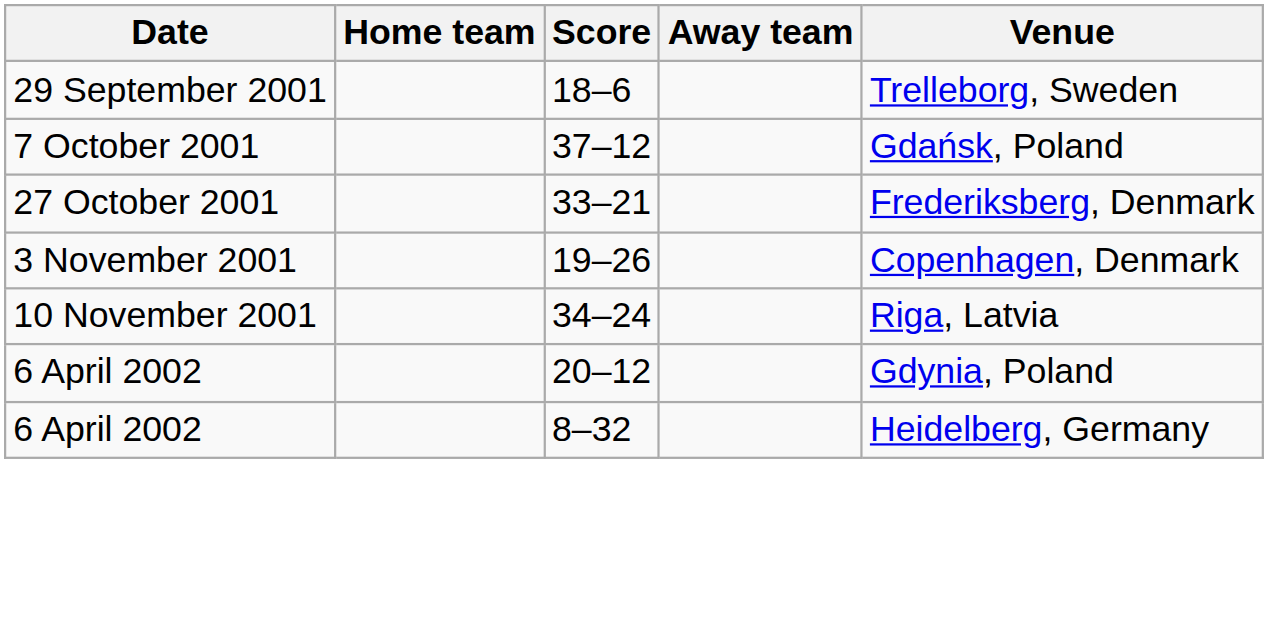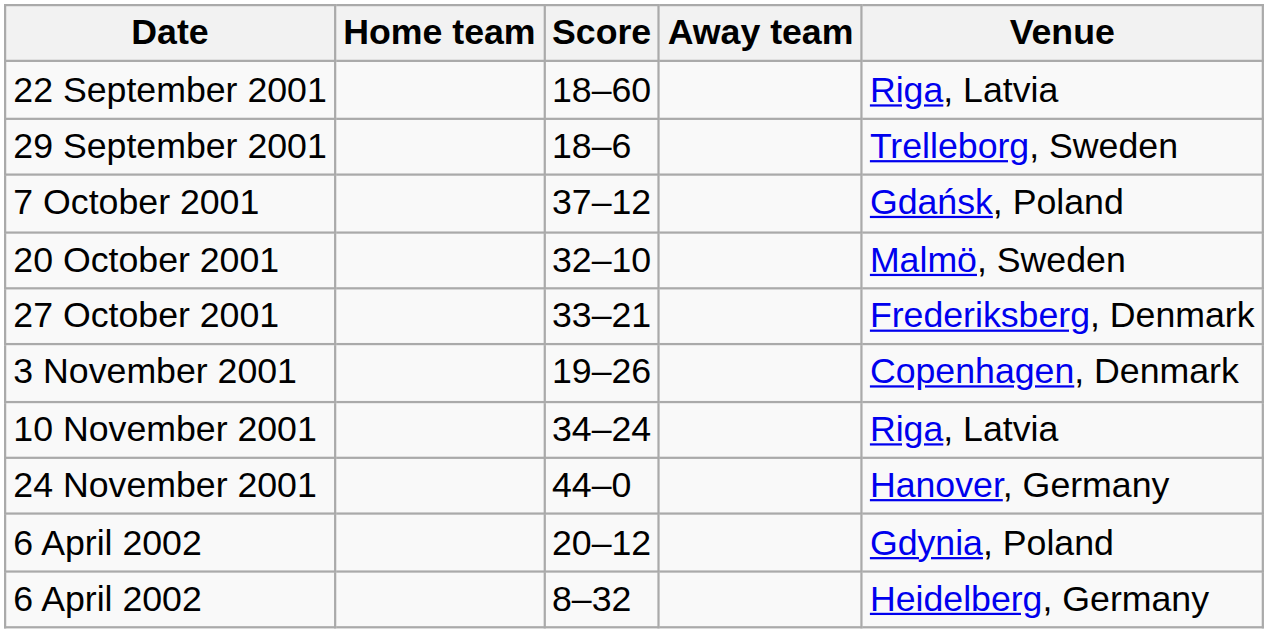+ row: (170, 89)
+ row: (146, 259)
+ row: (165, 485)
